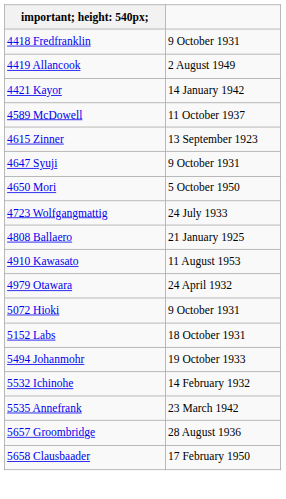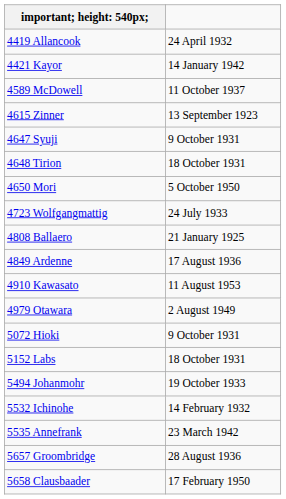- row: (49, 41)
(202, 65) 2 August 1949 -> (200, 41) 24 April 1932
+ row: (34, 163)
+ row: (40, 261)
(200, 286) 24 April 1932 -> (202, 310) 2 August 1949
